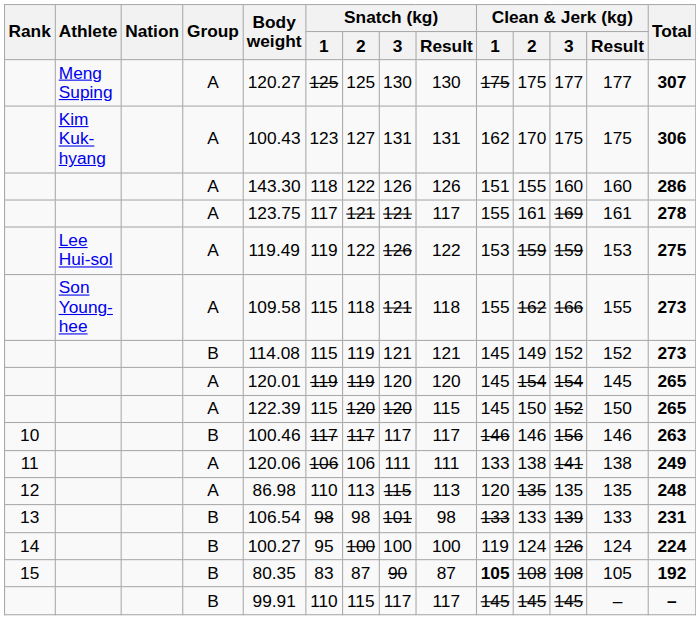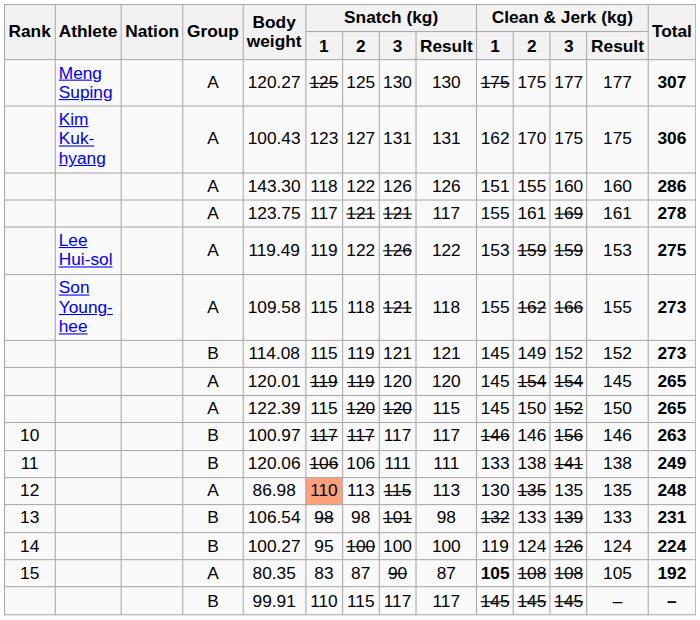(274, 436) 100.46 -> (274, 436) 100.97
(213, 463) A -> (213, 463) B
(324, 491) no background -> (324, 491) lightsalmon background
(495, 491) 120 -> (495, 491) 130
(495, 518) 133 -> (495, 518) 132
(213, 573) B -> (213, 573) A
